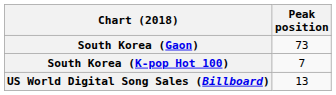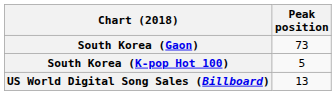(302, 63) 7 -> (302, 63) 5
